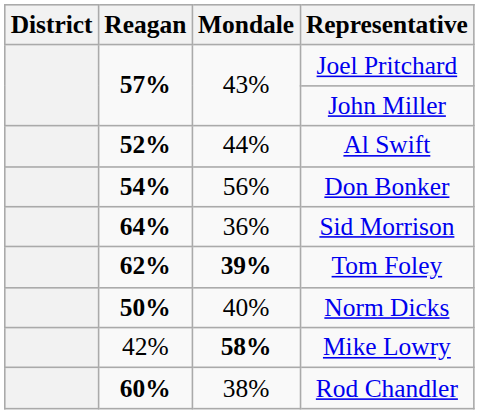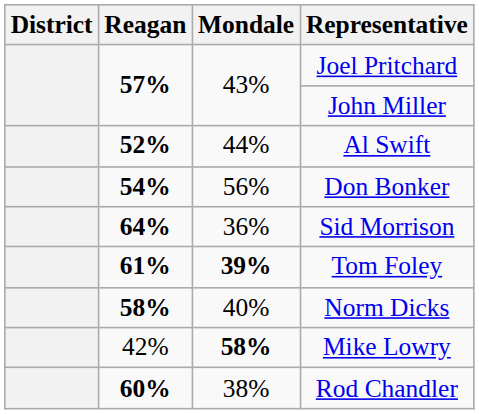(145, 266) 62% -> (145, 266) 61%
(145, 307) 50% -> (145, 307) 58%
